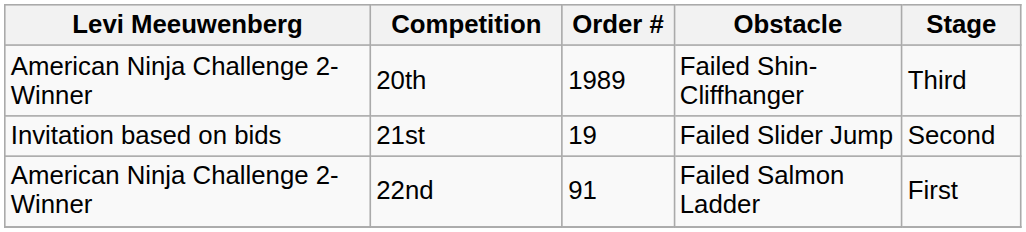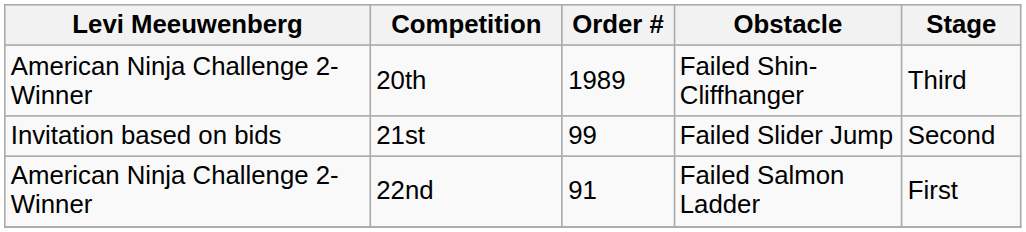(583, 135) 19 -> (583, 135) 99
